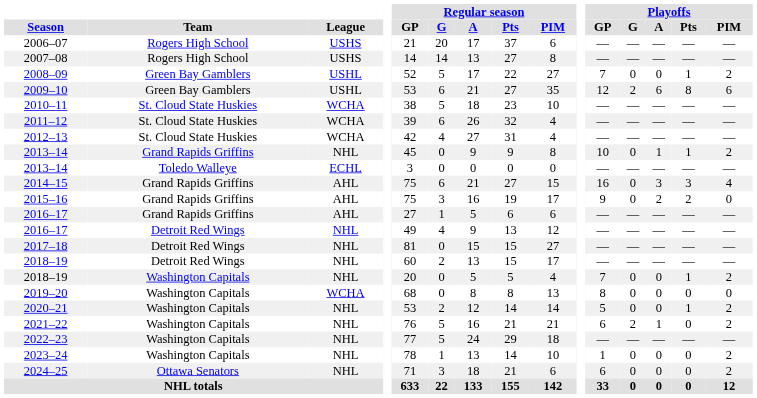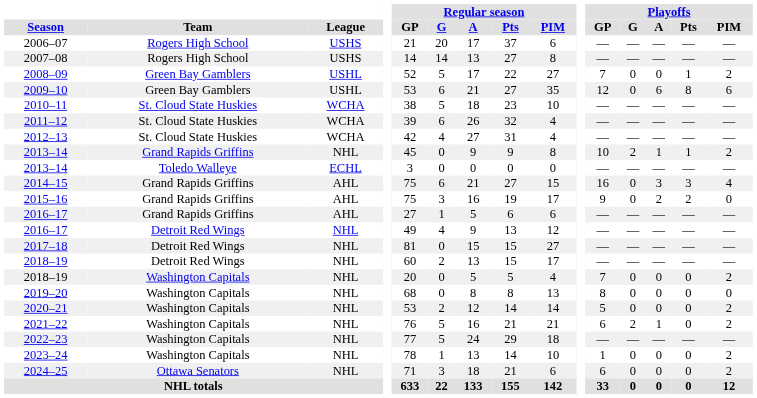(633, 89) 2 -> (633, 89) 0
(633, 152) 0 -> (633, 152) 2
(688, 277) 1 -> (688, 277) 0
(346, 292) WCHA -> (346, 292) NHL
(688, 308) 1 -> (688, 308) 0
